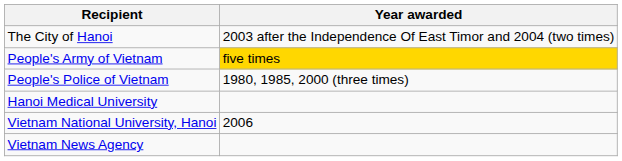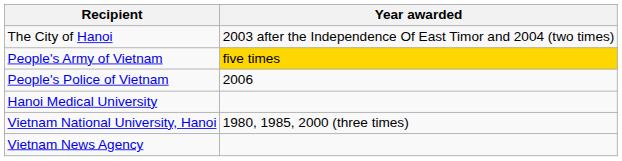(316, 79) 1980, 1985, 2000 (three times) -> (238, 79) 2006
(238, 123) 2006 -> (316, 123) 1980, 1985, 2000 (three times)
